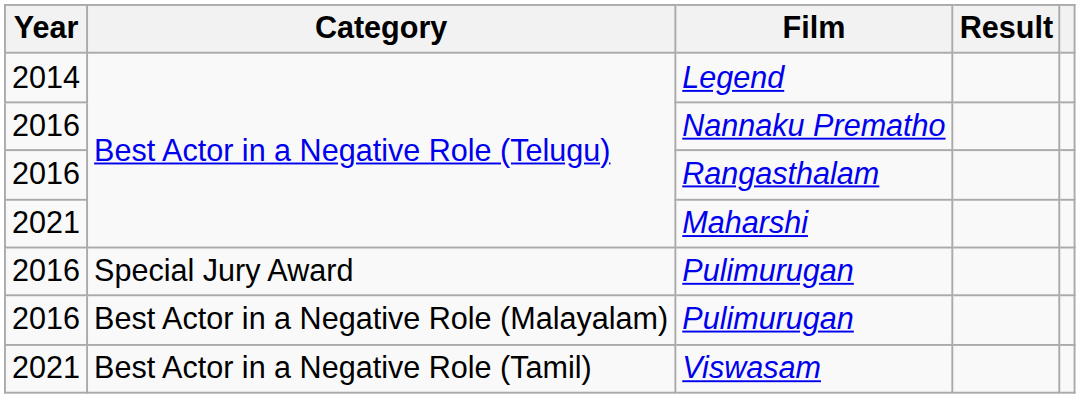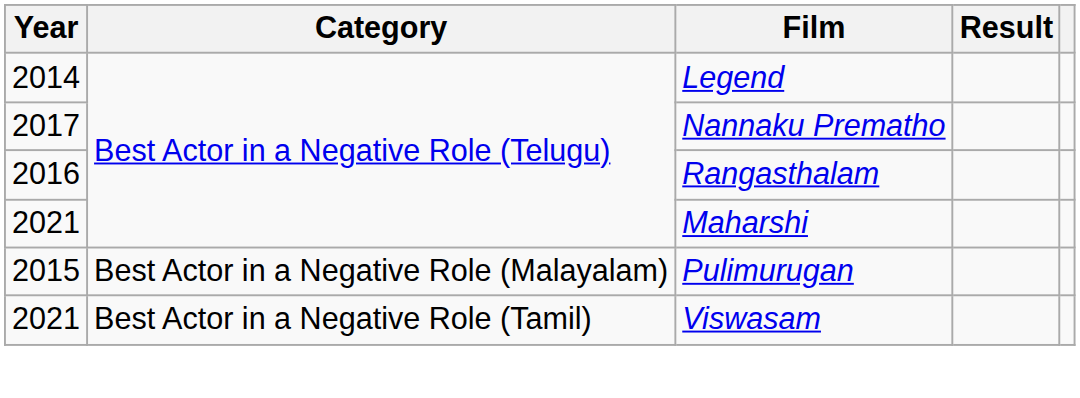(46, 125) 2016 -> (46, 125) 2017
- row: (224, 271)
(46, 319) 2016 -> (46, 271) 2015
